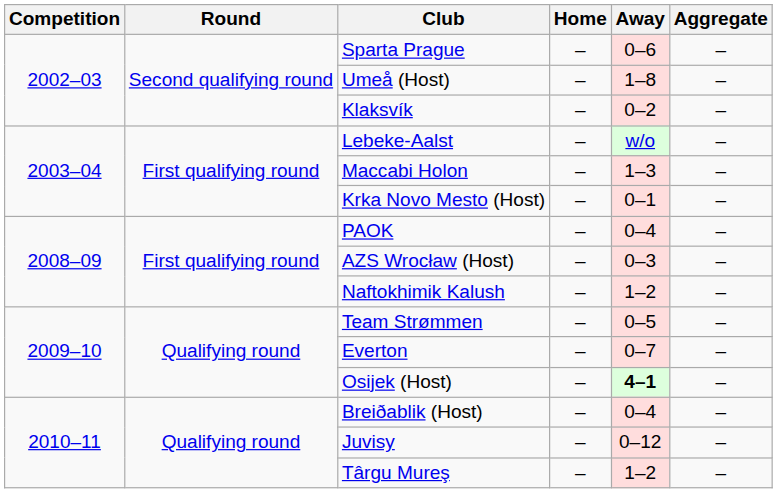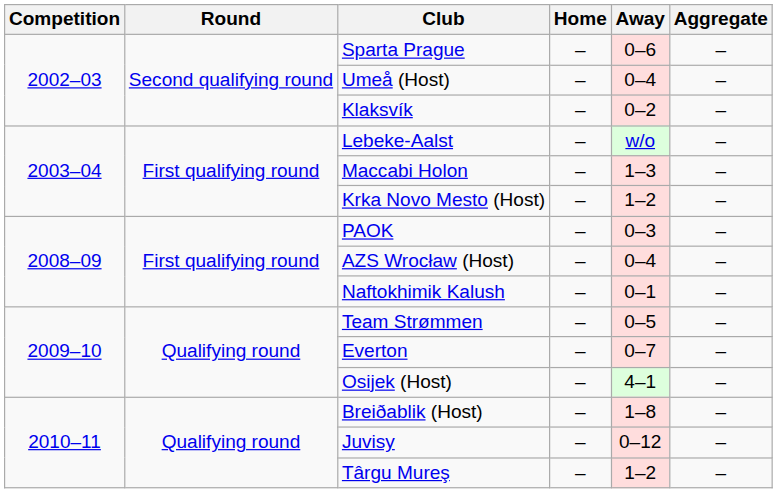(640, 79) 1–8 -> (640, 79) 0–4
(640, 200) 0–1 -> (640, 200) 1–2
(640, 230) 0–4 -> (640, 230) 0–3
(640, 261) 0–3 -> (640, 261) 0–4
(640, 291) 1–2 -> (640, 291) 0–1
(640, 381) bold -> (640, 381) normal
(640, 412) 0–4 -> (640, 412) 1–8
